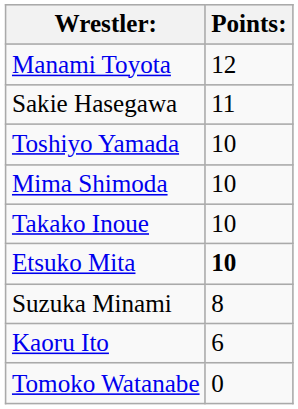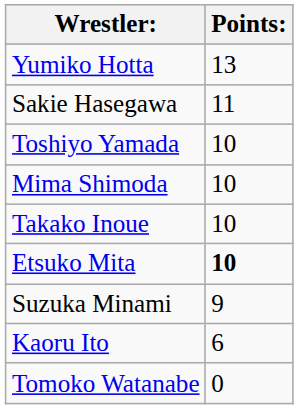+ row: (83, 64)
- row: (91, 64)
(217, 303) 8 -> (217, 303) 9
